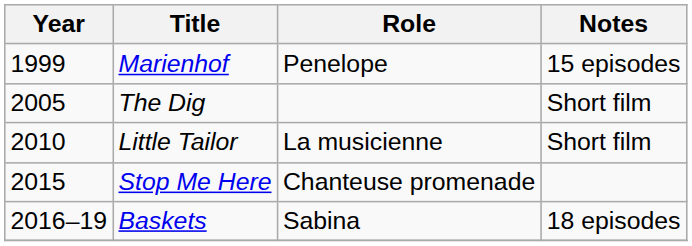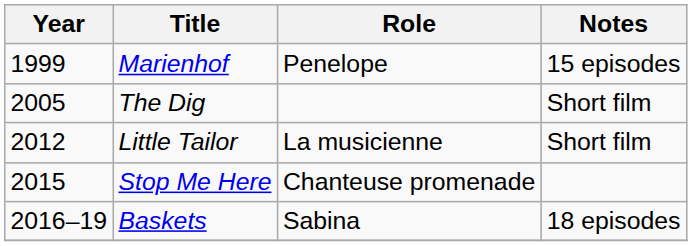(38, 142) 2010 -> (38, 142) 2012
